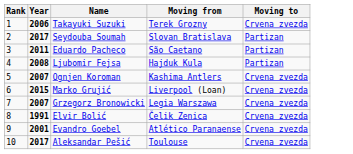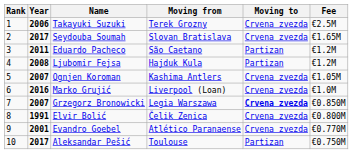+ column: (329, 11)
(264, 37) Partizan -> (276, 37) Crvena zvezda
(39, 90) 2015 -> (39, 90) 2016
(276, 103) normal -> (276, 103) bold
(276, 142) Crvena zvezda -> (264, 142) Partizan
